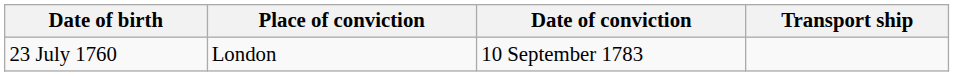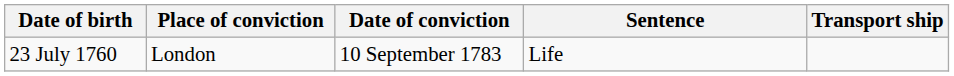+ column: (665, 20)
